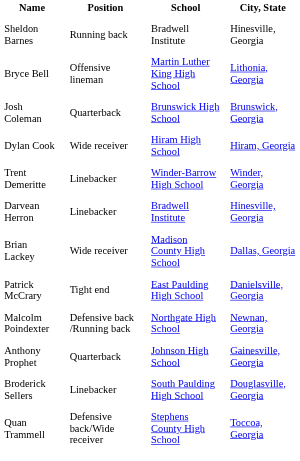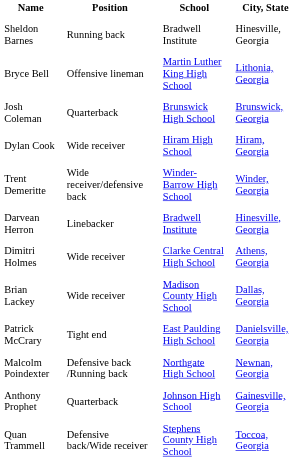(93, 179) Linebacker -> (105, 184) Wide receiver/defensive back
+ row: (20, 257)
- row: (25, 389)
